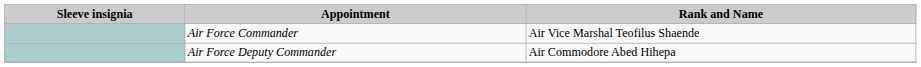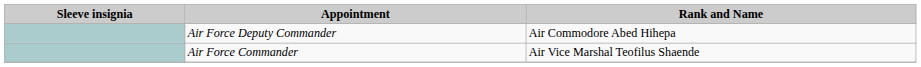rows swapped: (243, 33) <-> (262, 52)
